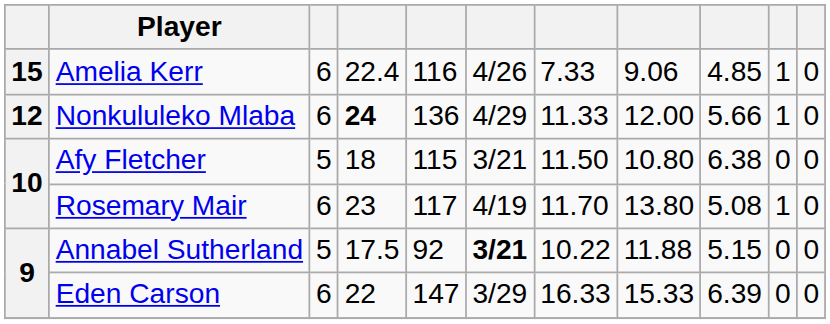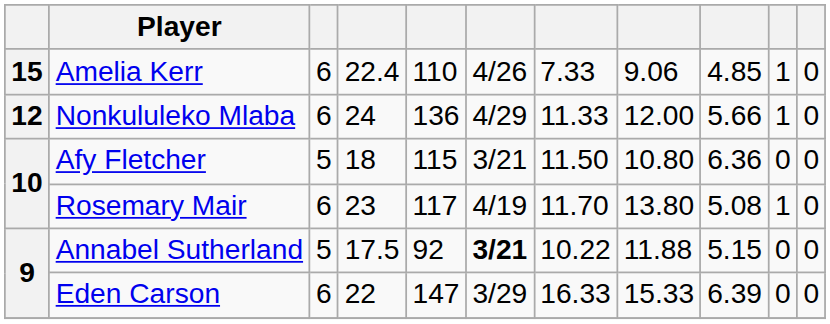(435, 71) 116 -> (435, 71) 110
(360, 116) bold -> (360, 116) normal
(735, 160) 6.38 -> (735, 160) 6.36
